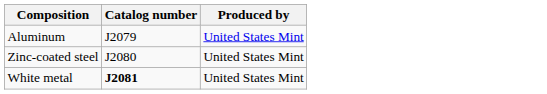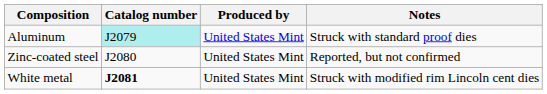+ column: (425, 15)
(121, 36) no background -> (121, 36) paleturquoise background
